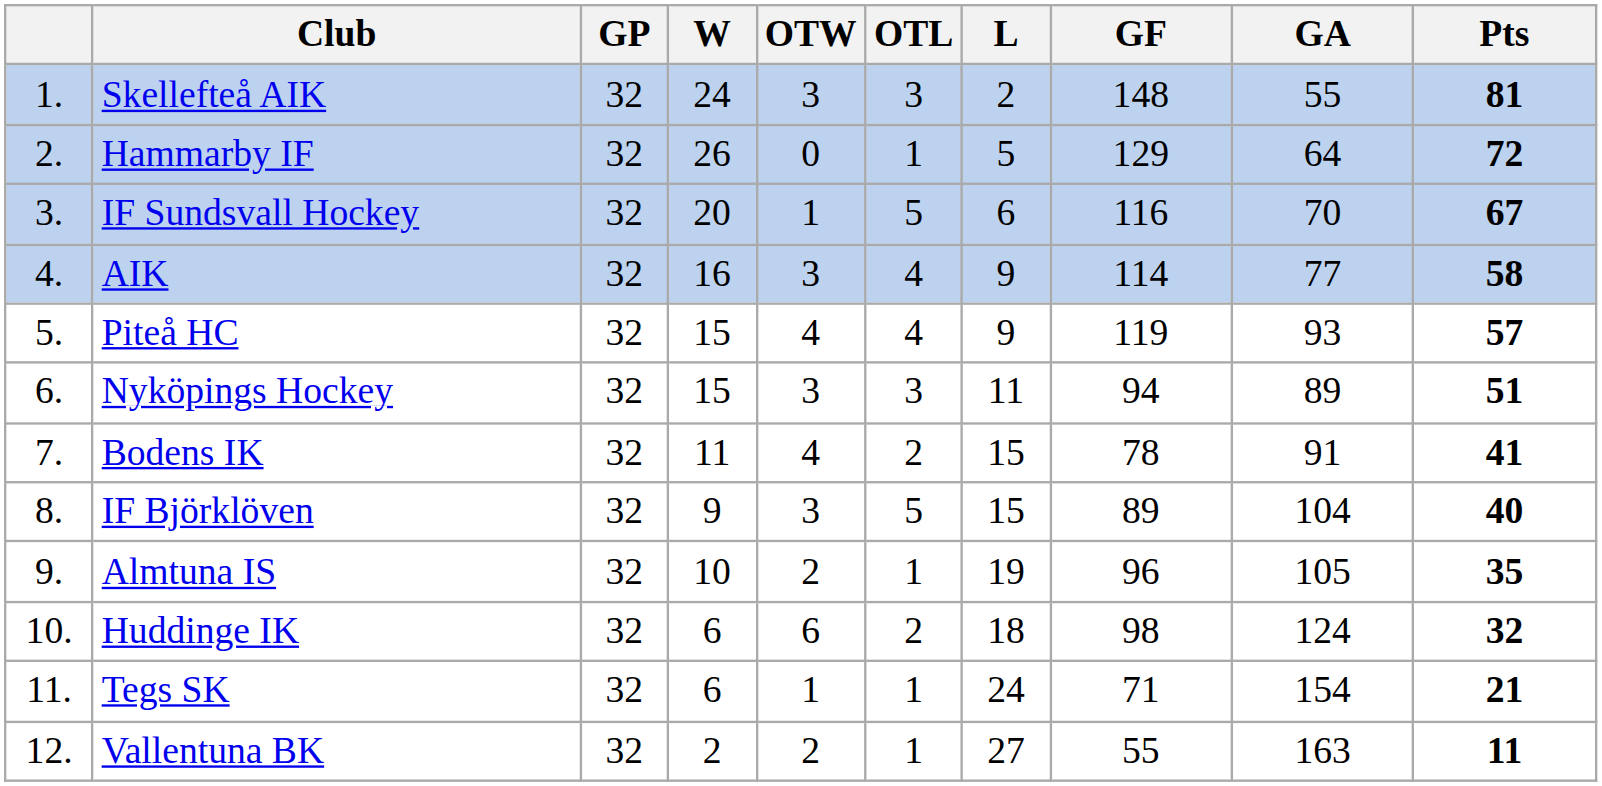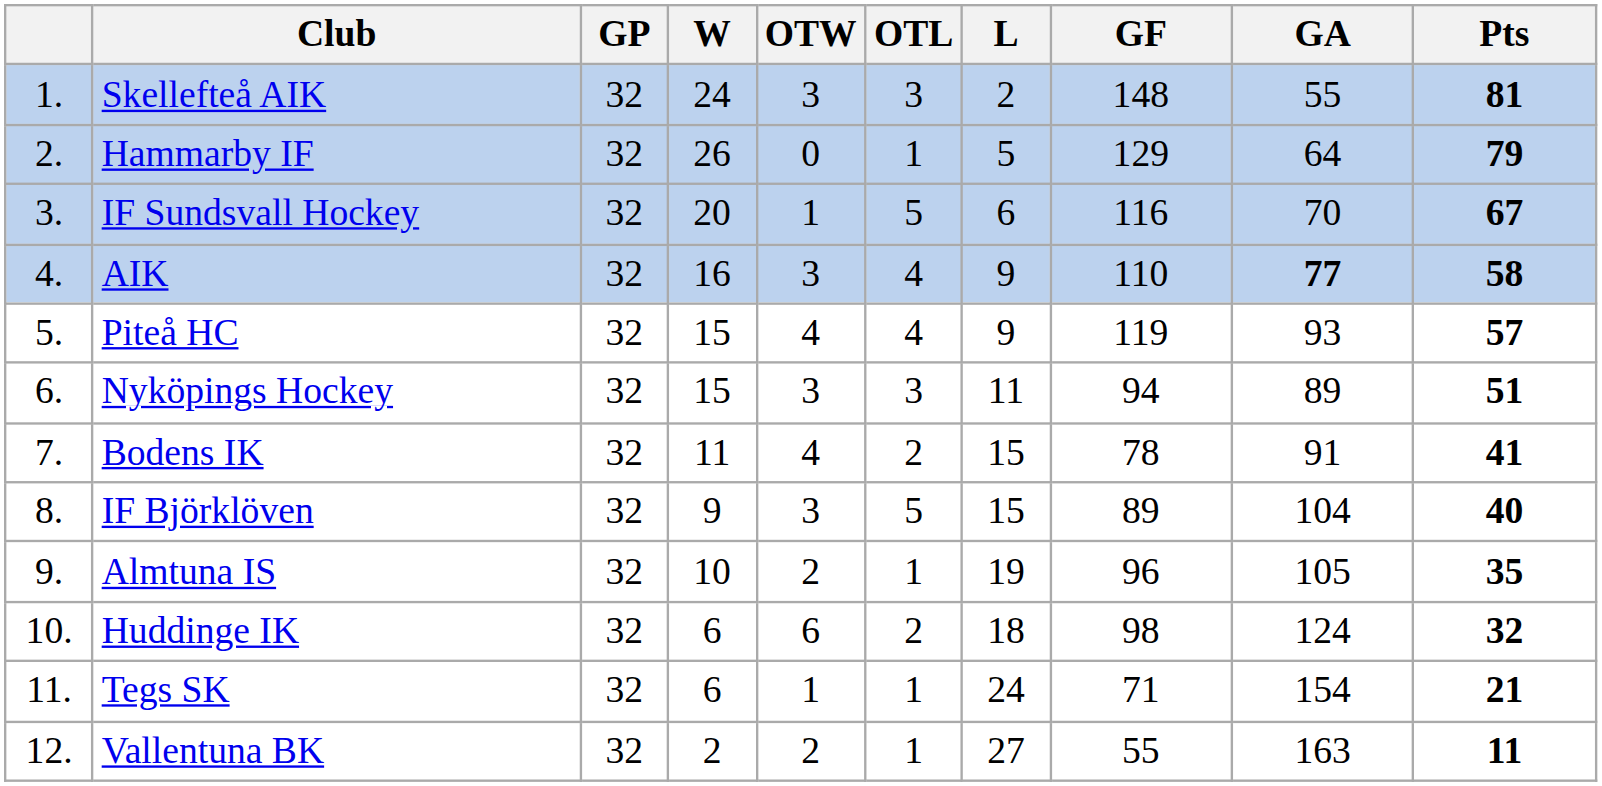(1504, 153) 72 -> (1504, 153) 79
(1141, 272) 114 -> (1141, 272) 110
(1323, 272) normal -> (1323, 272) bold
